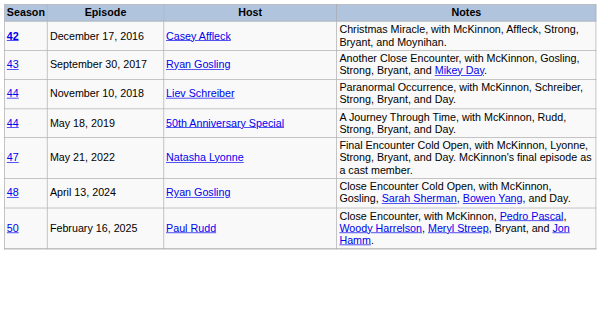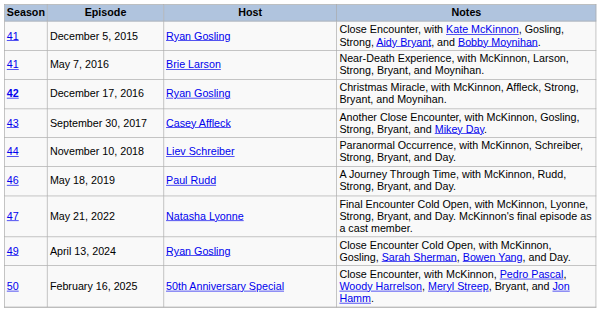+ row: (94, 36)
+ row: (79, 65)
(198, 36) Casey Affleck -> (198, 94) Ryan Gosling
(198, 65) Ryan Gosling -> (198, 123) Casey Affleck
(13, 123) 44 -> (13, 181) 46
(225, 123) 50th Anniversary Special -> (191, 181) Paul Rudd
(13, 193) 48 -> (13, 251) 49
(191, 228) Paul Rudd -> (225, 286) 50th Anniversary Special
